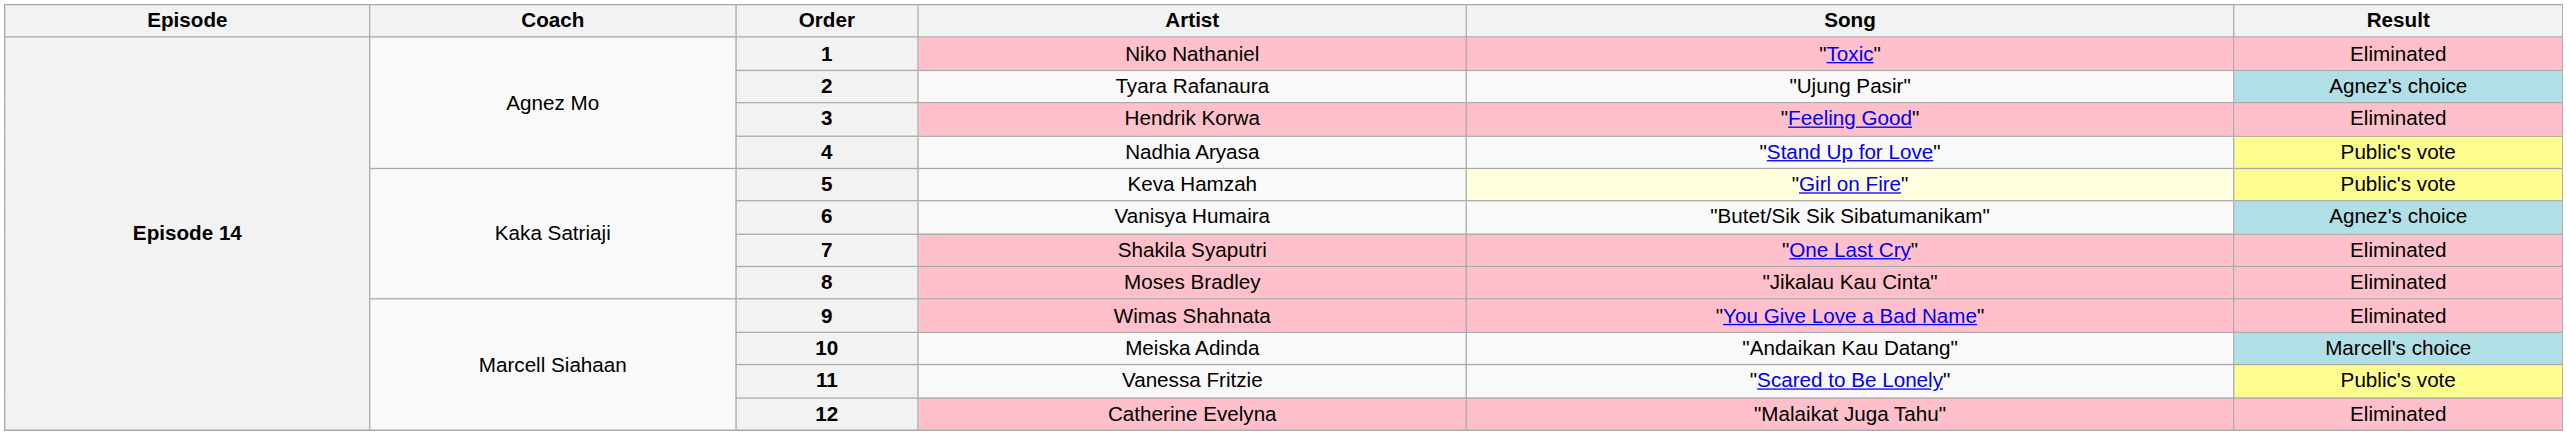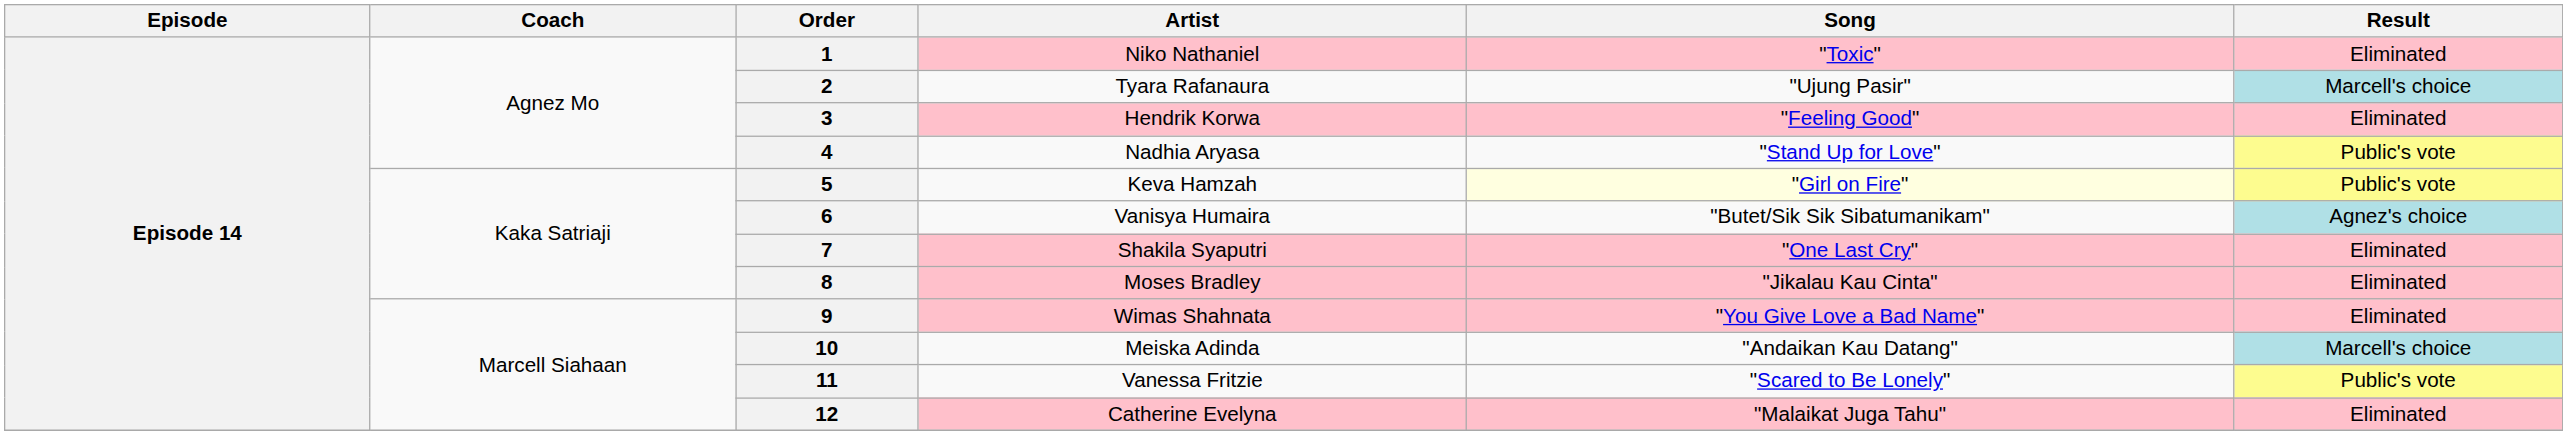(2398, 86) Agnez's choice -> (2398, 86) Marcell's choice
